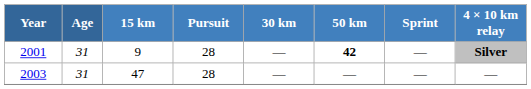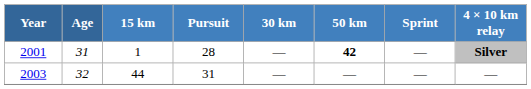(138, 52) 9 -> (138, 52) 1
(82, 74) 31 -> (82, 74) 32
(138, 74) 47 -> (138, 74) 44
(208, 74) 28 -> (208, 74) 31
